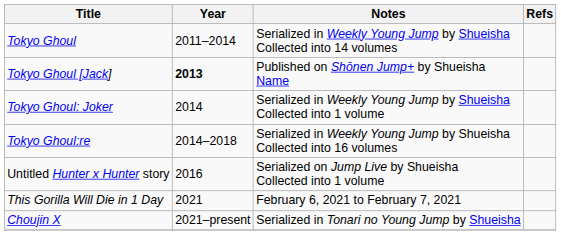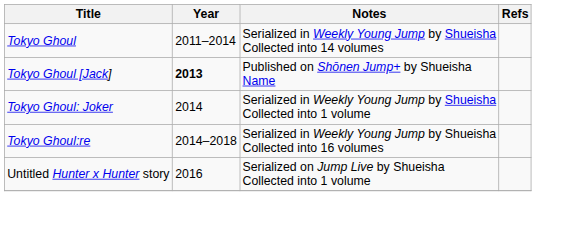- row: (85, 200)
- row: (34, 220)
